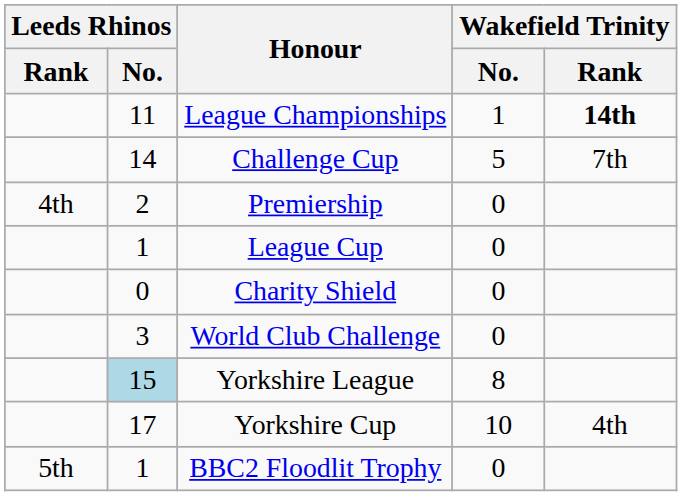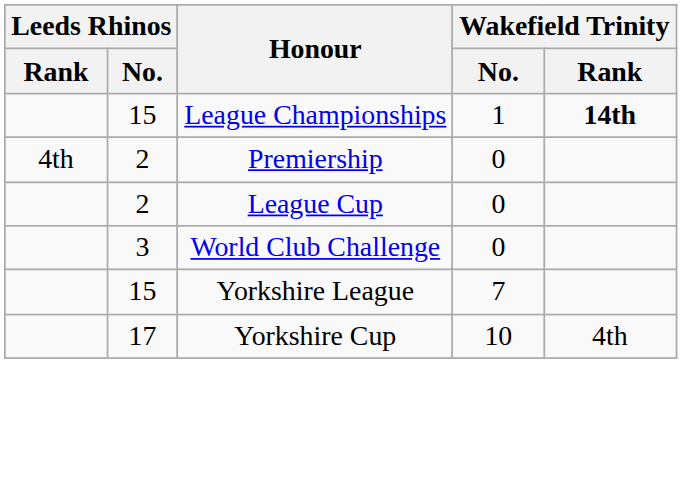(142, 114) 11 -> (142, 114) 15
- row: (315, 159)
(142, 247) 1 -> (142, 203) 2
- row: (315, 291)
(142, 379) lightblue background -> (142, 291) no background
(498, 379) 8 -> (498, 291) 7
- row: (315, 468)
